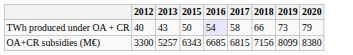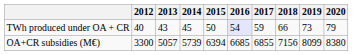+ column: (192, 12)
(235, 27) 58 -> (259, 27) 59
(168, 43) 5257 -> (168, 43) 5057
(192, 43) 6343 -> (216, 43) 6394
(240, 43) 6815 -> (264, 43) 6855
